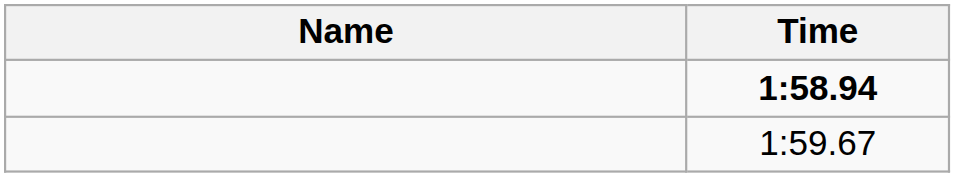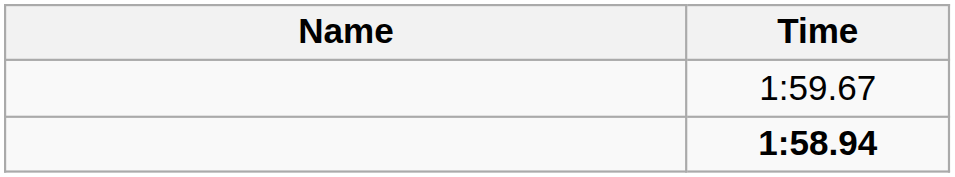rows swapped: (818, 87) <-> (818, 143)
